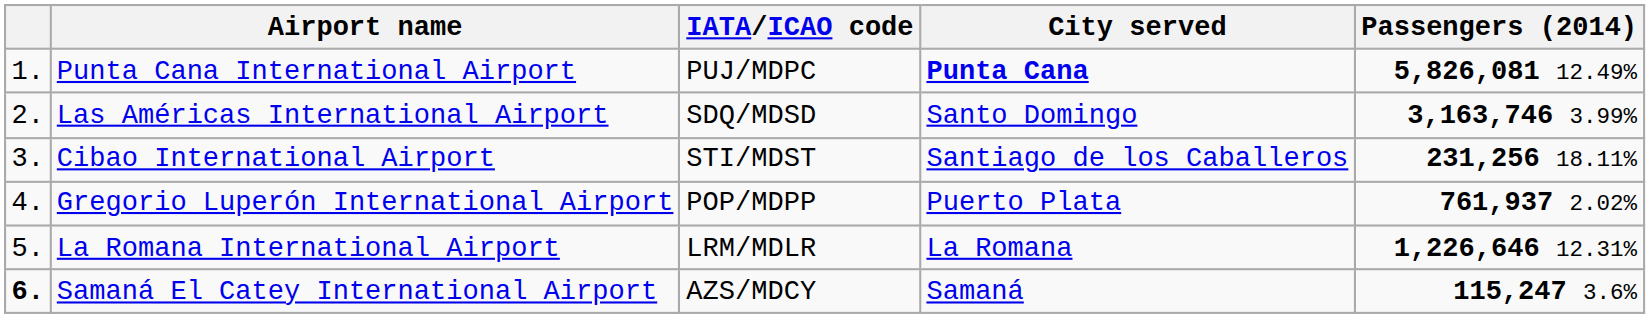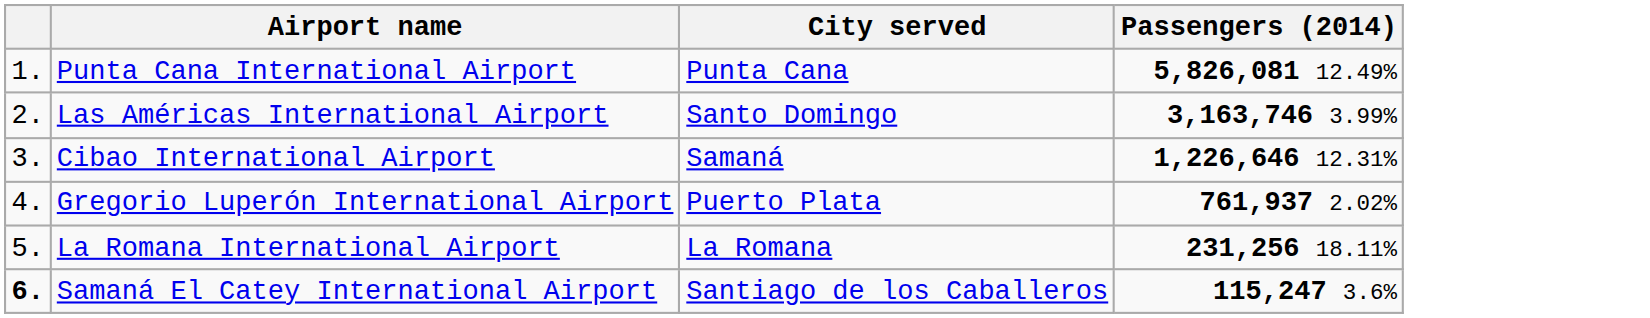- column: (800, 27)
(1008, 71) bold -> (767, 71) normal
(1137, 159) Santiago de los Caballeros -> (735, 159) Samaná
(1532, 159) 231,256 18.11% -> (1275, 159) 1,226,646 12.31%
(1515, 247) 1,226,646 12.31% -> (1291, 247) 231,256 18.11%
(975, 291) Samaná -> (897, 291) Santiago de los Caballeros
